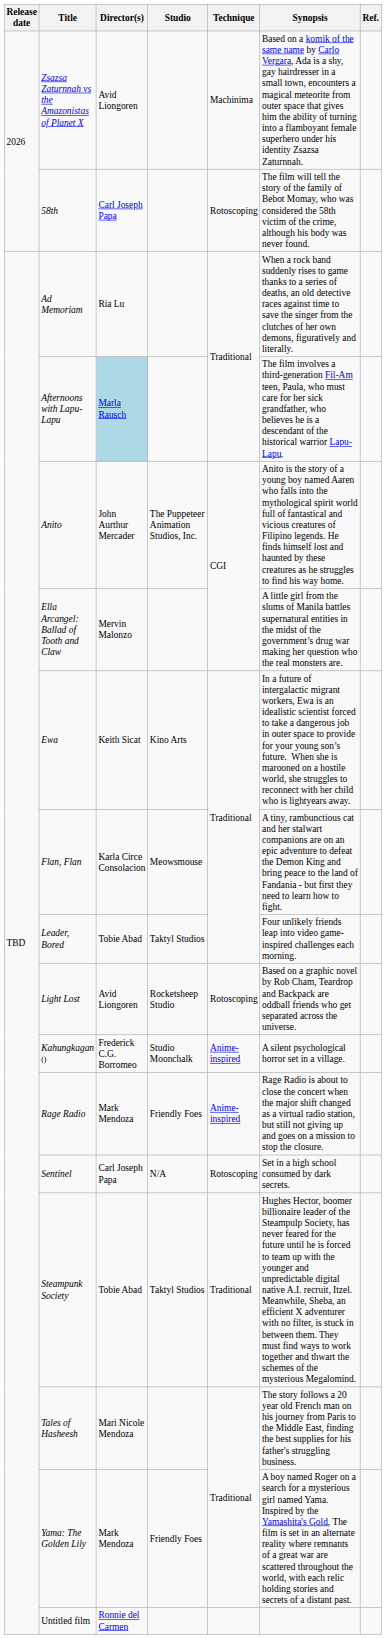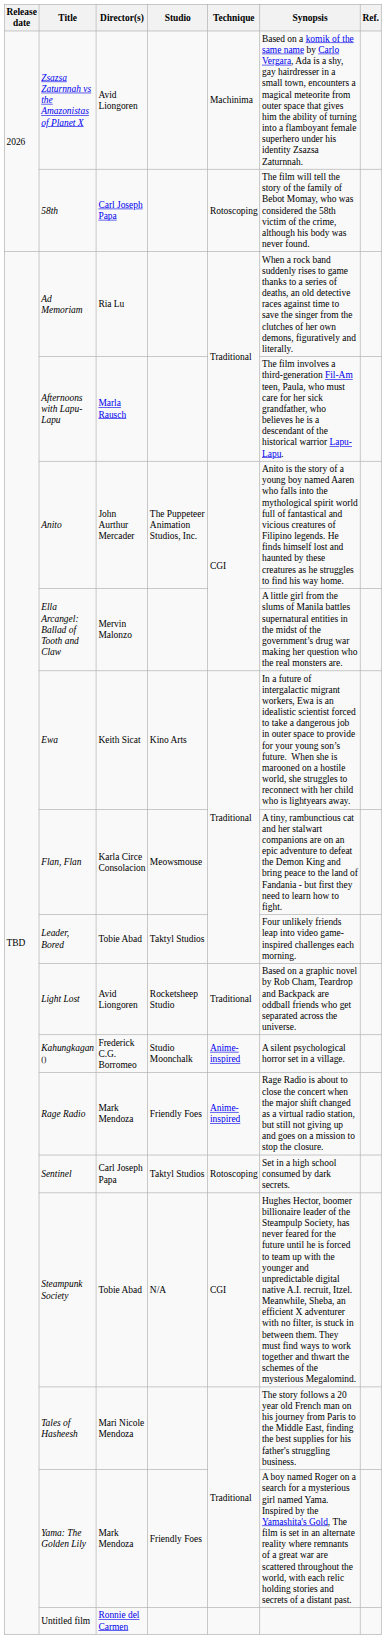(112, 409) lightblue background -> (112, 409) no background
(234, 999) Rotoscoping -> (231, 999) Traditional
(158, 1174) N/A -> (177, 1174) Taktyl Studios
(177, 1290) Taktyl Studios -> (158, 1290) N/A
(231, 1290) Traditional -> (218, 1290) CGI
